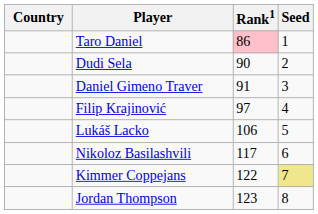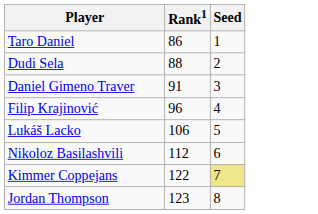- column: (38, 17)
(243, 41) pink background -> (175, 41) no background
(243, 64) 90 -> (175, 64) 88
(243, 108) 97 -> (175, 108) 96
(247, 153) 117 -> (178, 153) 112
